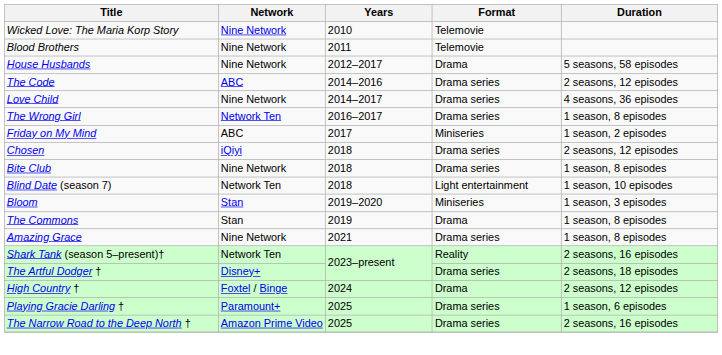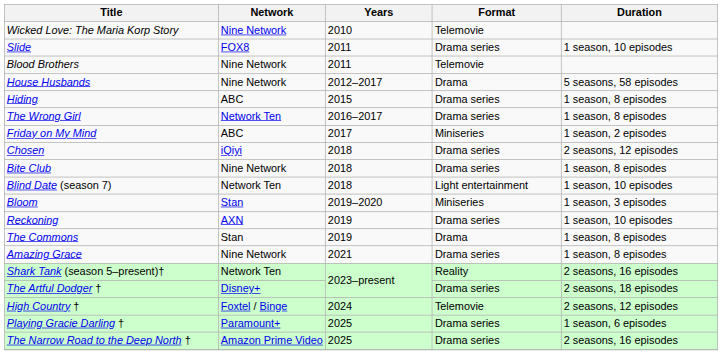+ row: (19, 47)
- row: (31, 82)
- row: (33, 99)
+ row: (22, 99)
+ row: (33, 220)
(451, 289) Drama -> (459, 306) Telemovie
